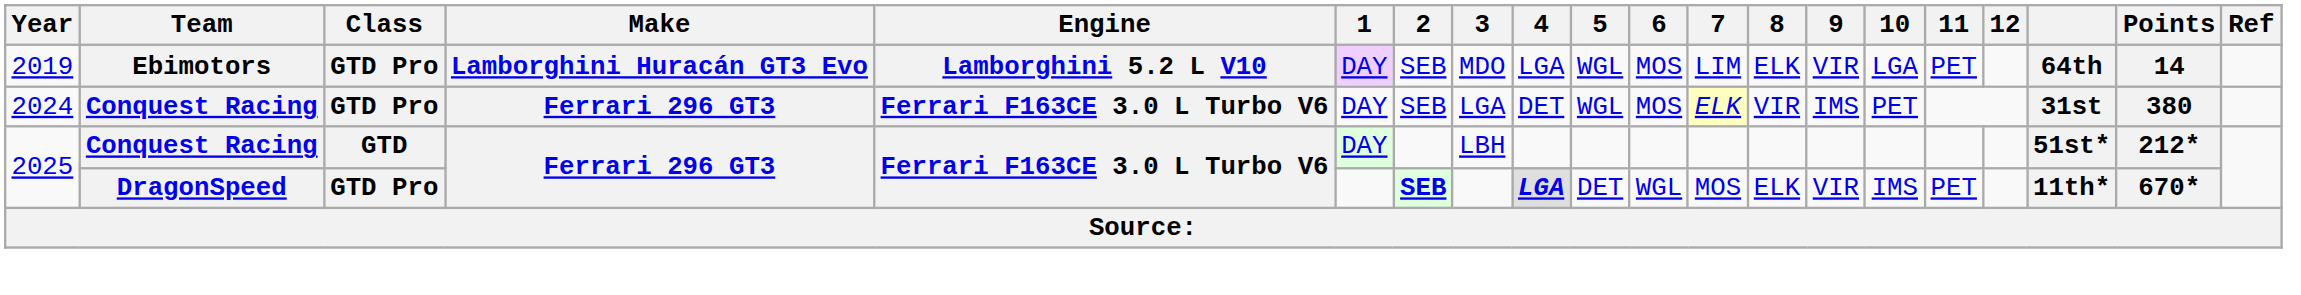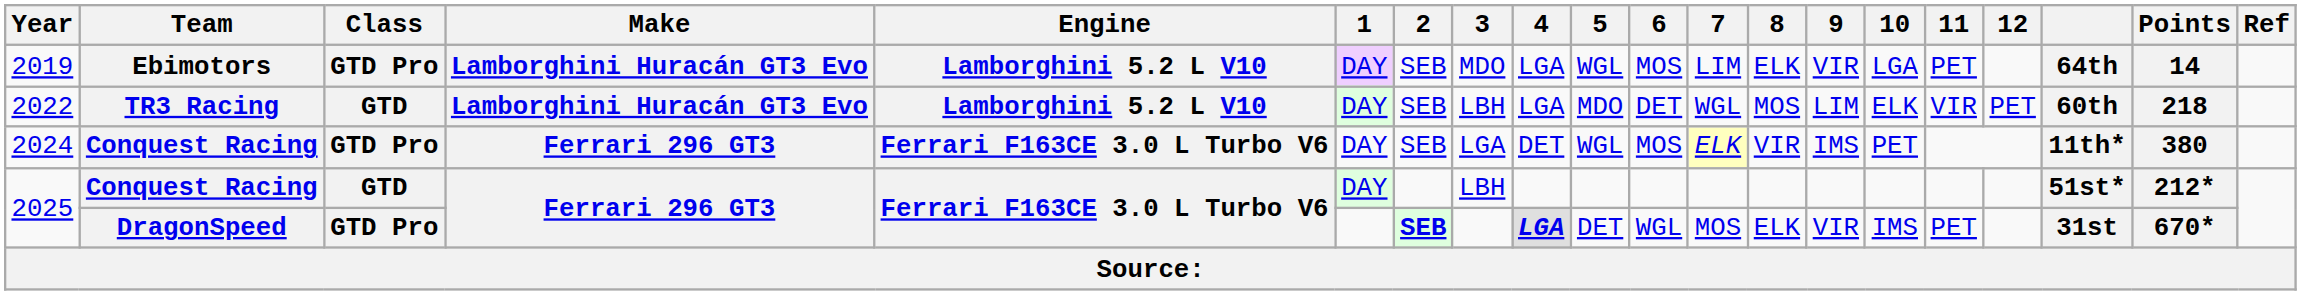+ row: (42, 107)
(2072, 107) 31st -> (2087, 147) 11th*
(2072, 188) 11th* -> (2087, 228) 31st
